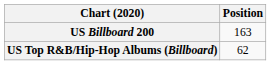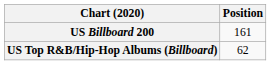(243, 32) 163 -> (243, 32) 161
